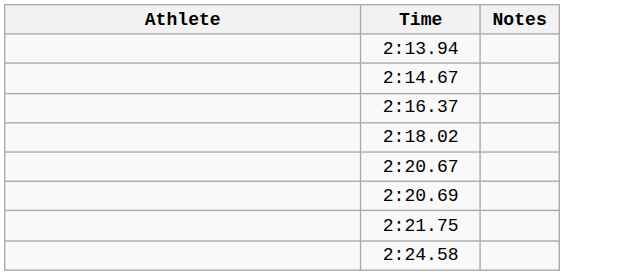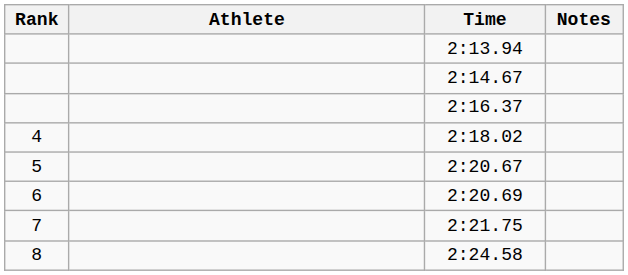+ column: (37, 19)
